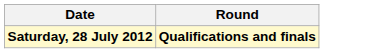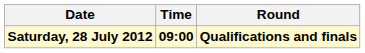+ column: (176, 15)
